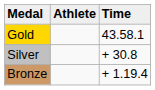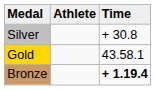rows swapped: (21, 34) <-> (23, 54)
(125, 74) normal -> (125, 74) bold
